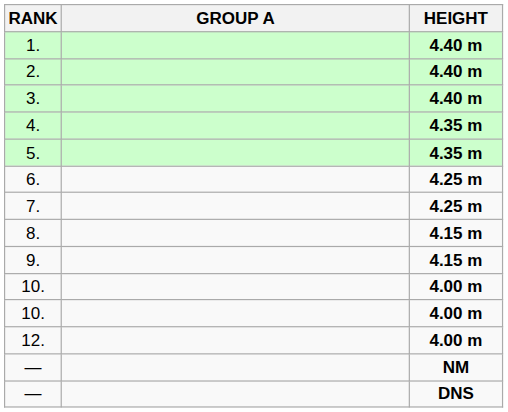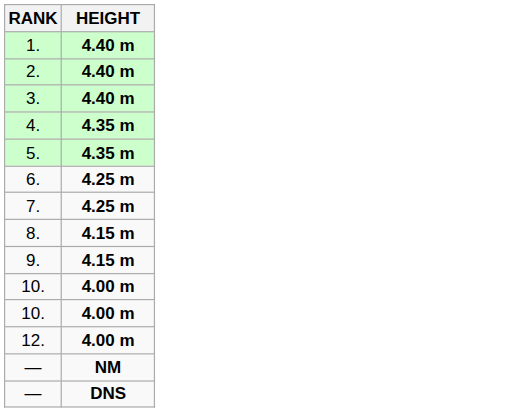- column: (236, 18)
